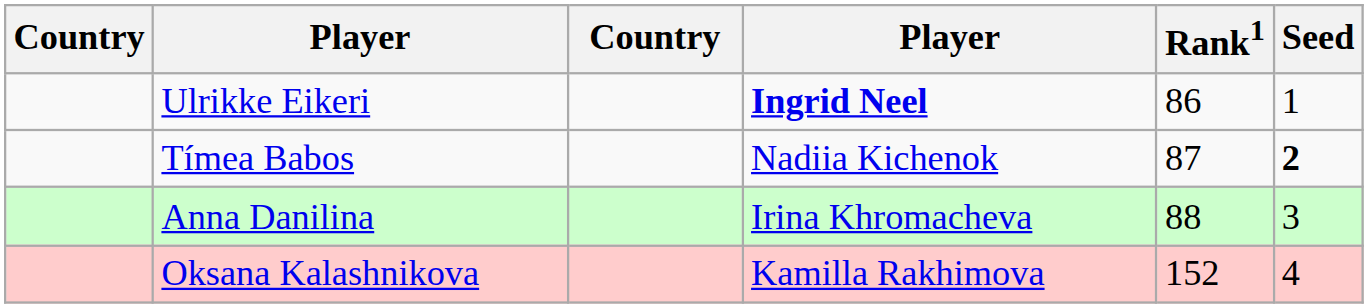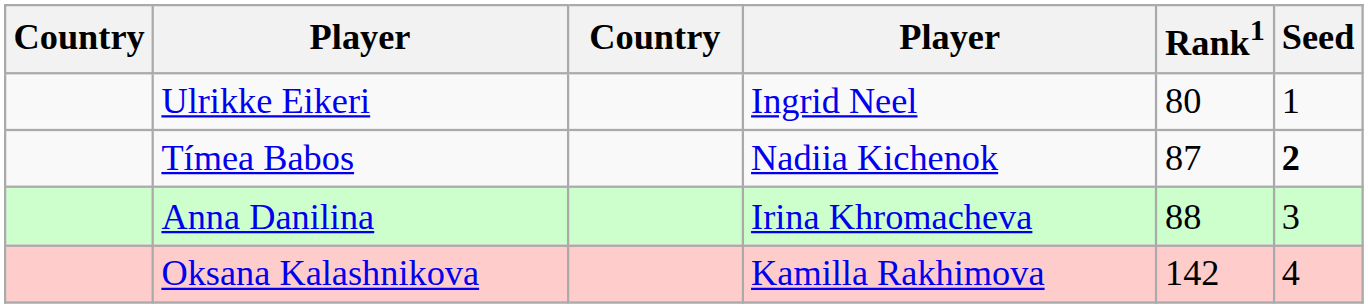(839, 100) bold -> (834, 100) normal
(1183, 100) 86 -> (1183, 100) 80
(1192, 273) 152 -> (1192, 273) 142
